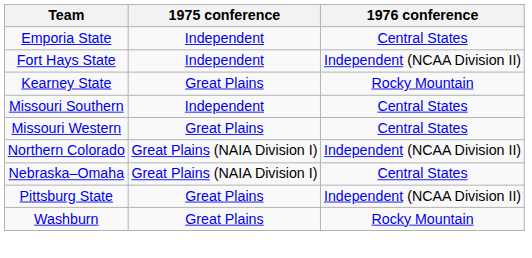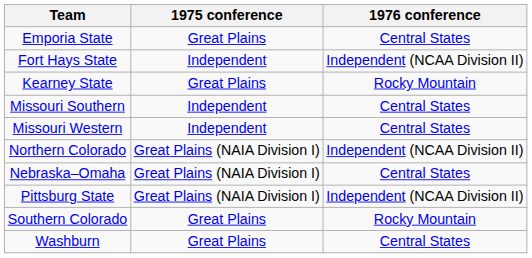(224, 38) Independent -> (227, 38) Great Plains
(224, 128) Great Plains -> (227, 128) Independent
(224, 196) Great Plains -> (227, 196) Great Plains (NAIA Division I)
+ row: (67, 219)
(423, 219) Rocky Mountain -> (425, 241) Central States
